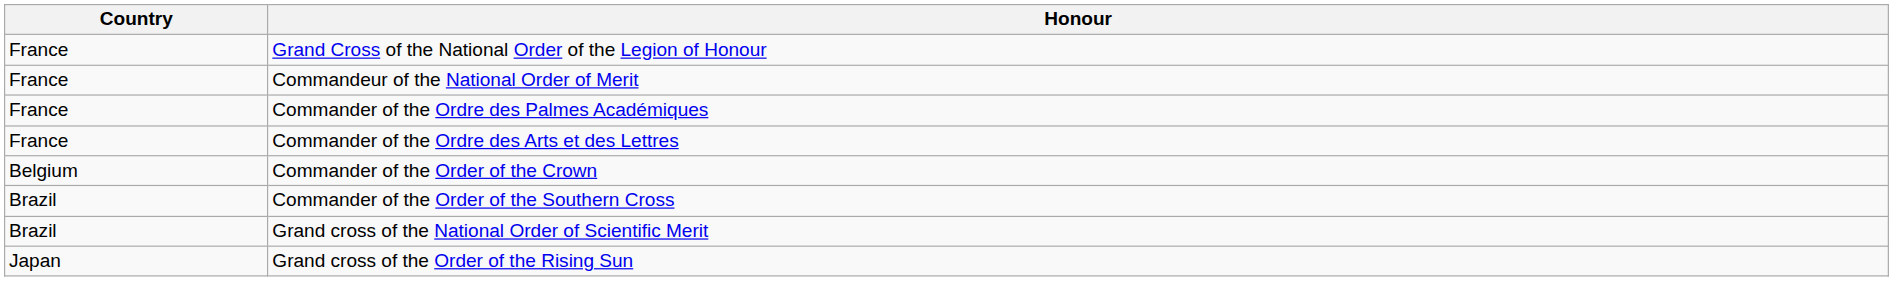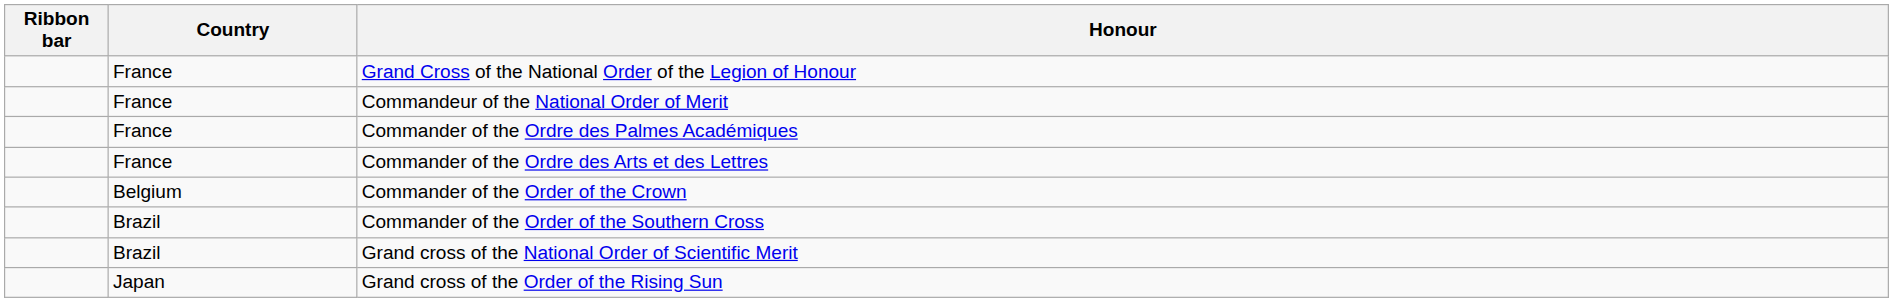+ column: (57, 30)
